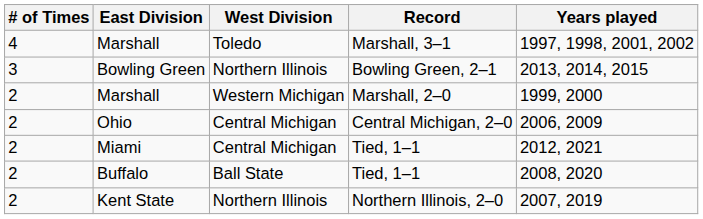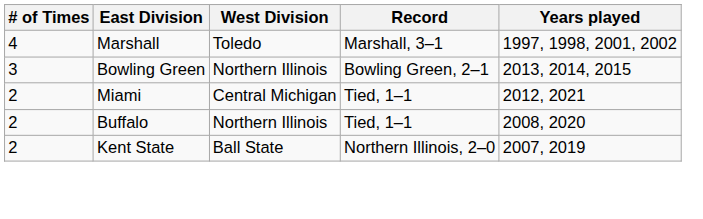- row: (128, 95)
- row: (115, 122)
(248, 174) Ball State -> (270, 122) Northern Illinois
(270, 200) Northern Illinois -> (248, 148) Ball State
